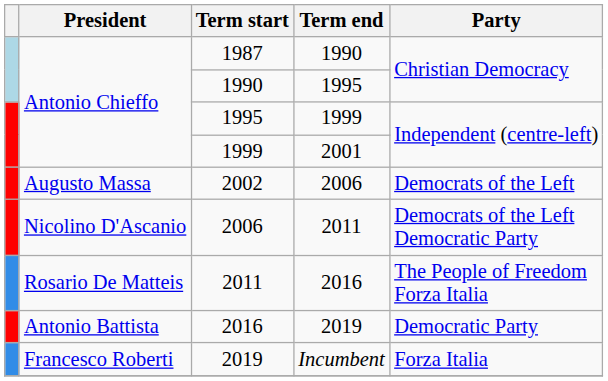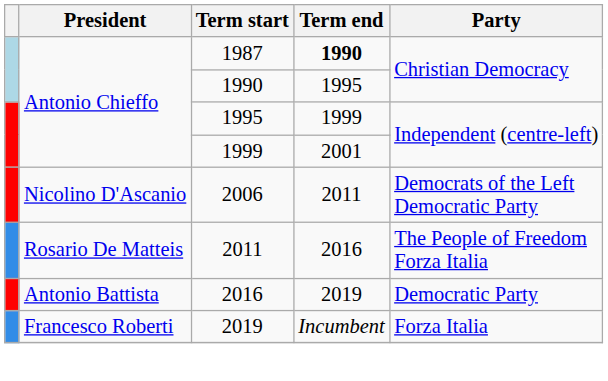(341, 53) normal -> (341, 53) bold
- row: (242, 183)
